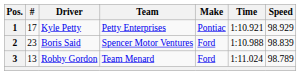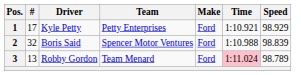(212, 27) Pontiac -> (206, 27) Ford
(32, 43) 23 -> (32, 43) 32
(247, 59) no background -> (241, 59) pink background
